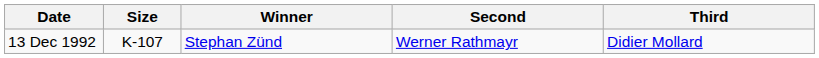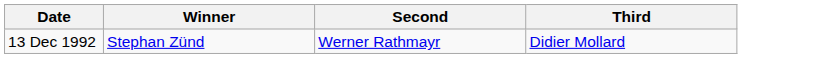- column: (142, 17)
